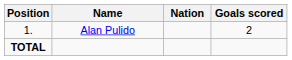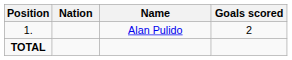columns swapped: (187, 13) <-> (108, 13)
